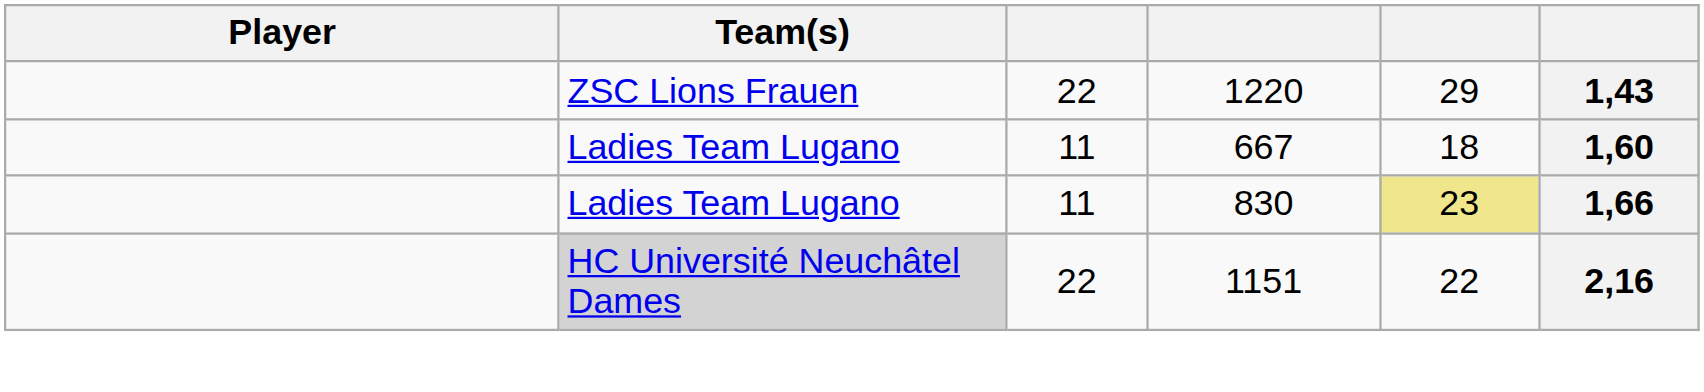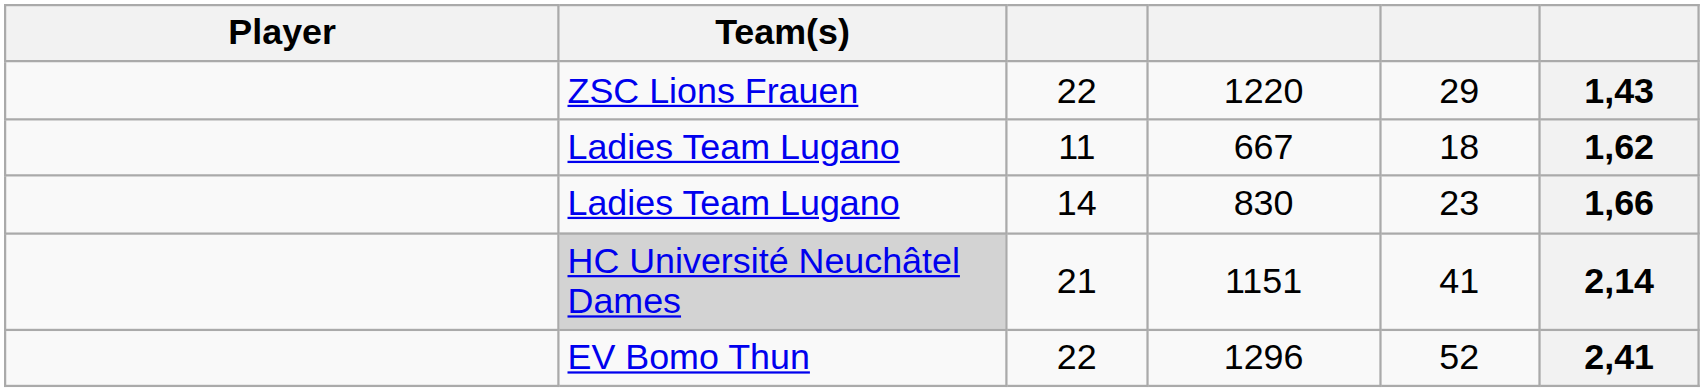(1619, 146) 1,60 -> (1619, 146) 1,62
(1077, 203) 11 -> (1077, 203) 14
(1459, 203) khaki background -> (1459, 203) no background
(1077, 280) 22 -> (1077, 280) 21
(1459, 280) 22 -> (1459, 280) 41
(1619, 280) 2,16 -> (1619, 280) 2,14
+ row: (1264, 357)
